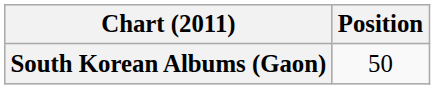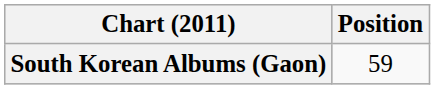(380, 63) 50 -> (380, 63) 59
